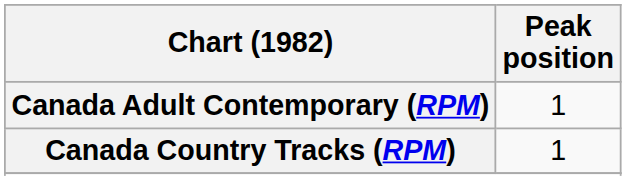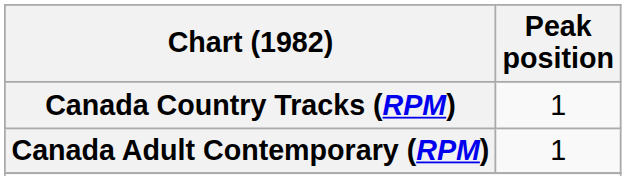rows swapped: (250, 104) <-> (250, 150)
